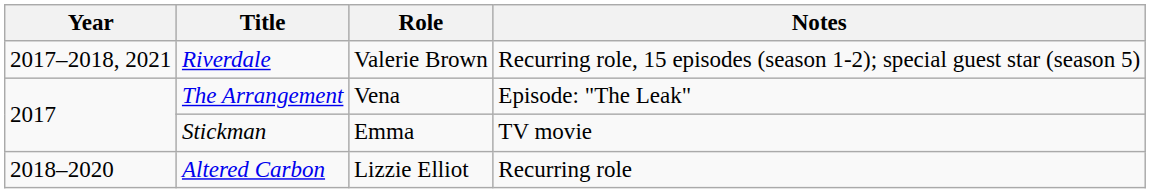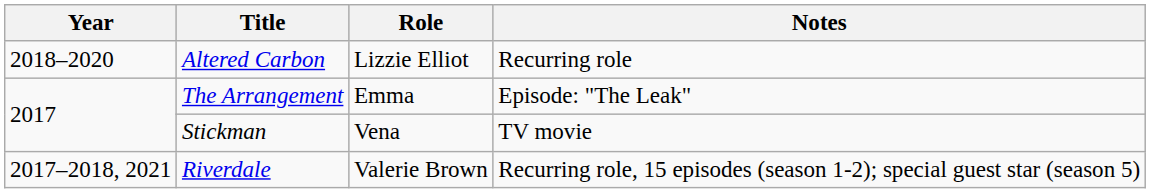rows swapped: (226, 59) <-> (254, 168)
(377, 95) Vena -> (384, 95) Emma
(384, 132) Emma -> (377, 132) Vena
